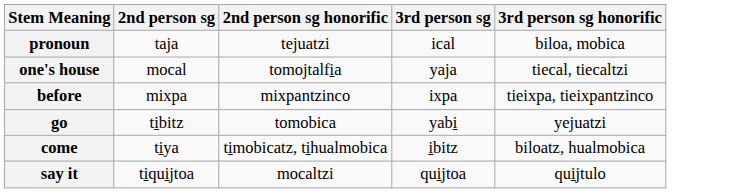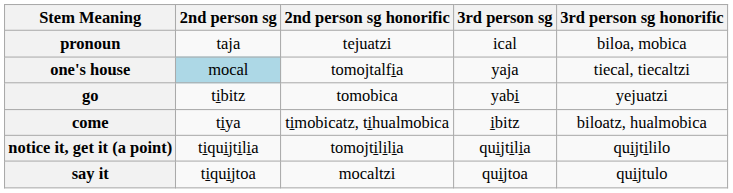(167, 69) no background -> (228, 69) lightblue background
- row: (59, 95)
+ row: (90, 148)
